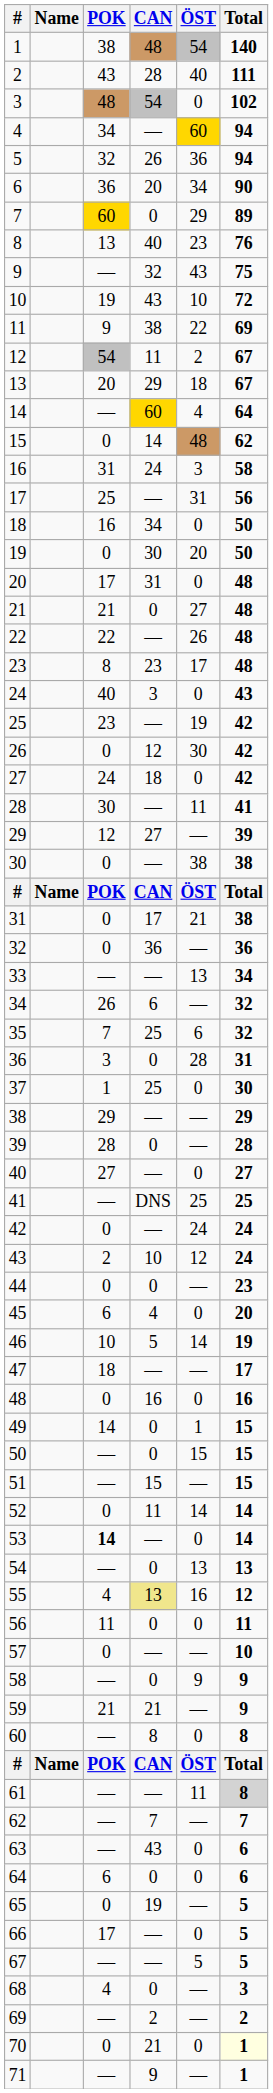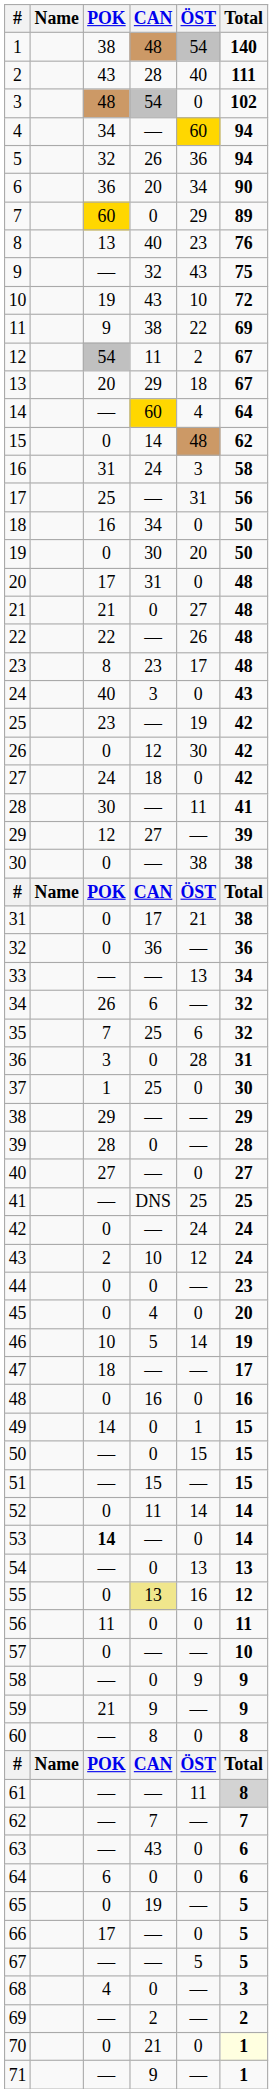(106, 1314) 6 -> (106, 1314) 0
(106, 1595) 4 -> (106, 1595) 0
(153, 1708) 21 -> (153, 1708) 9
